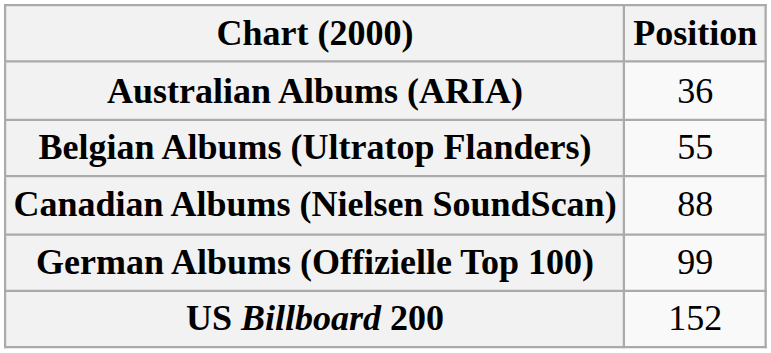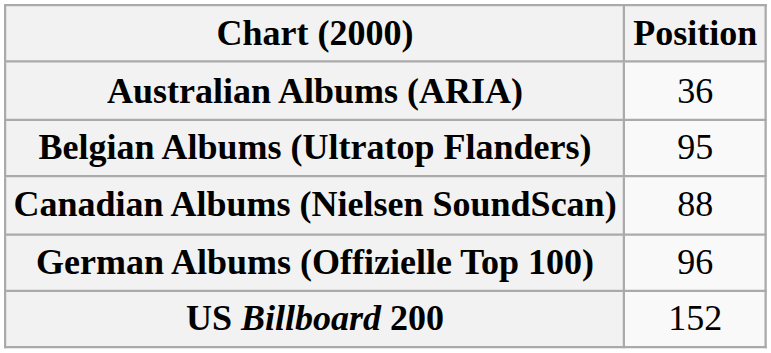(695, 147) 55 -> (695, 147) 95
(695, 261) 99 -> (695, 261) 96
